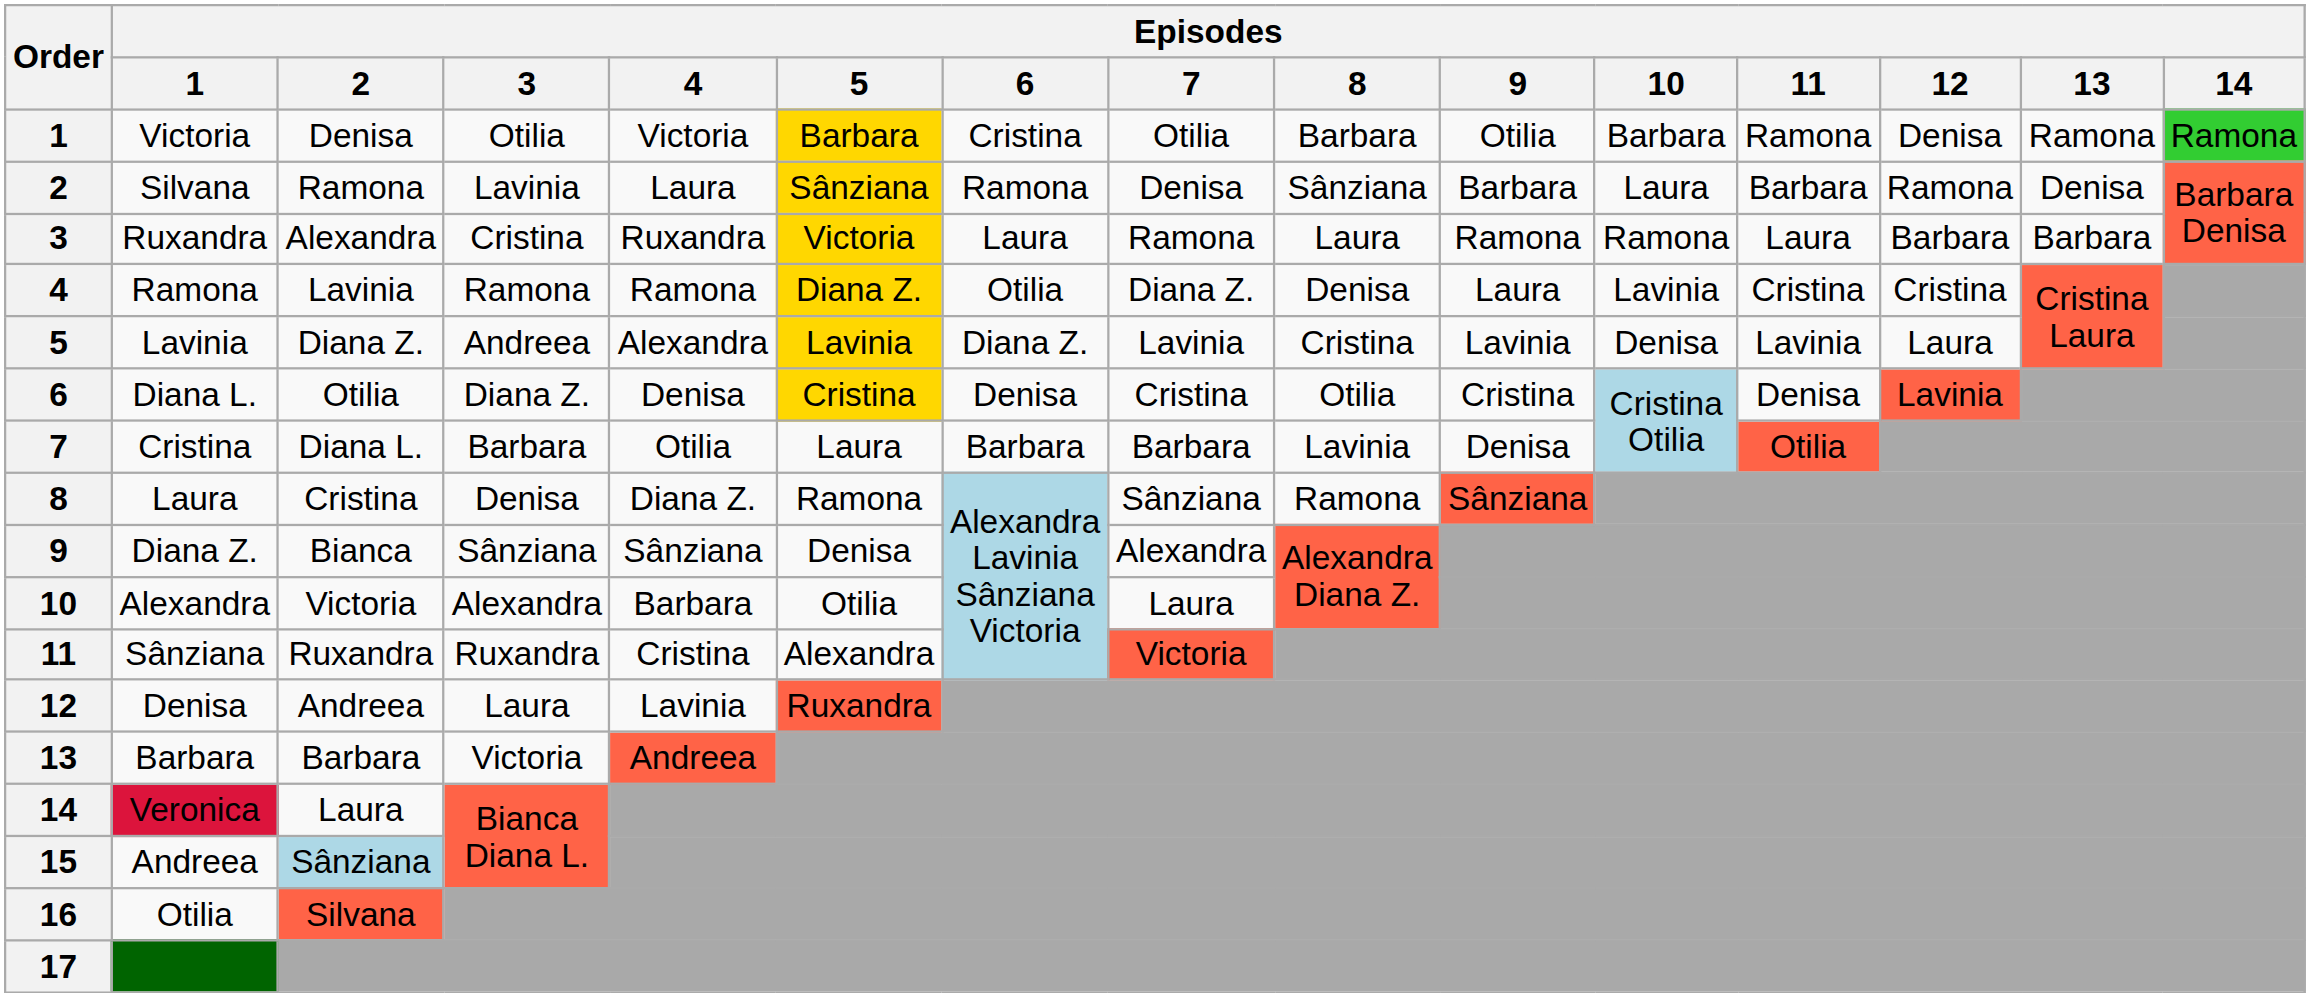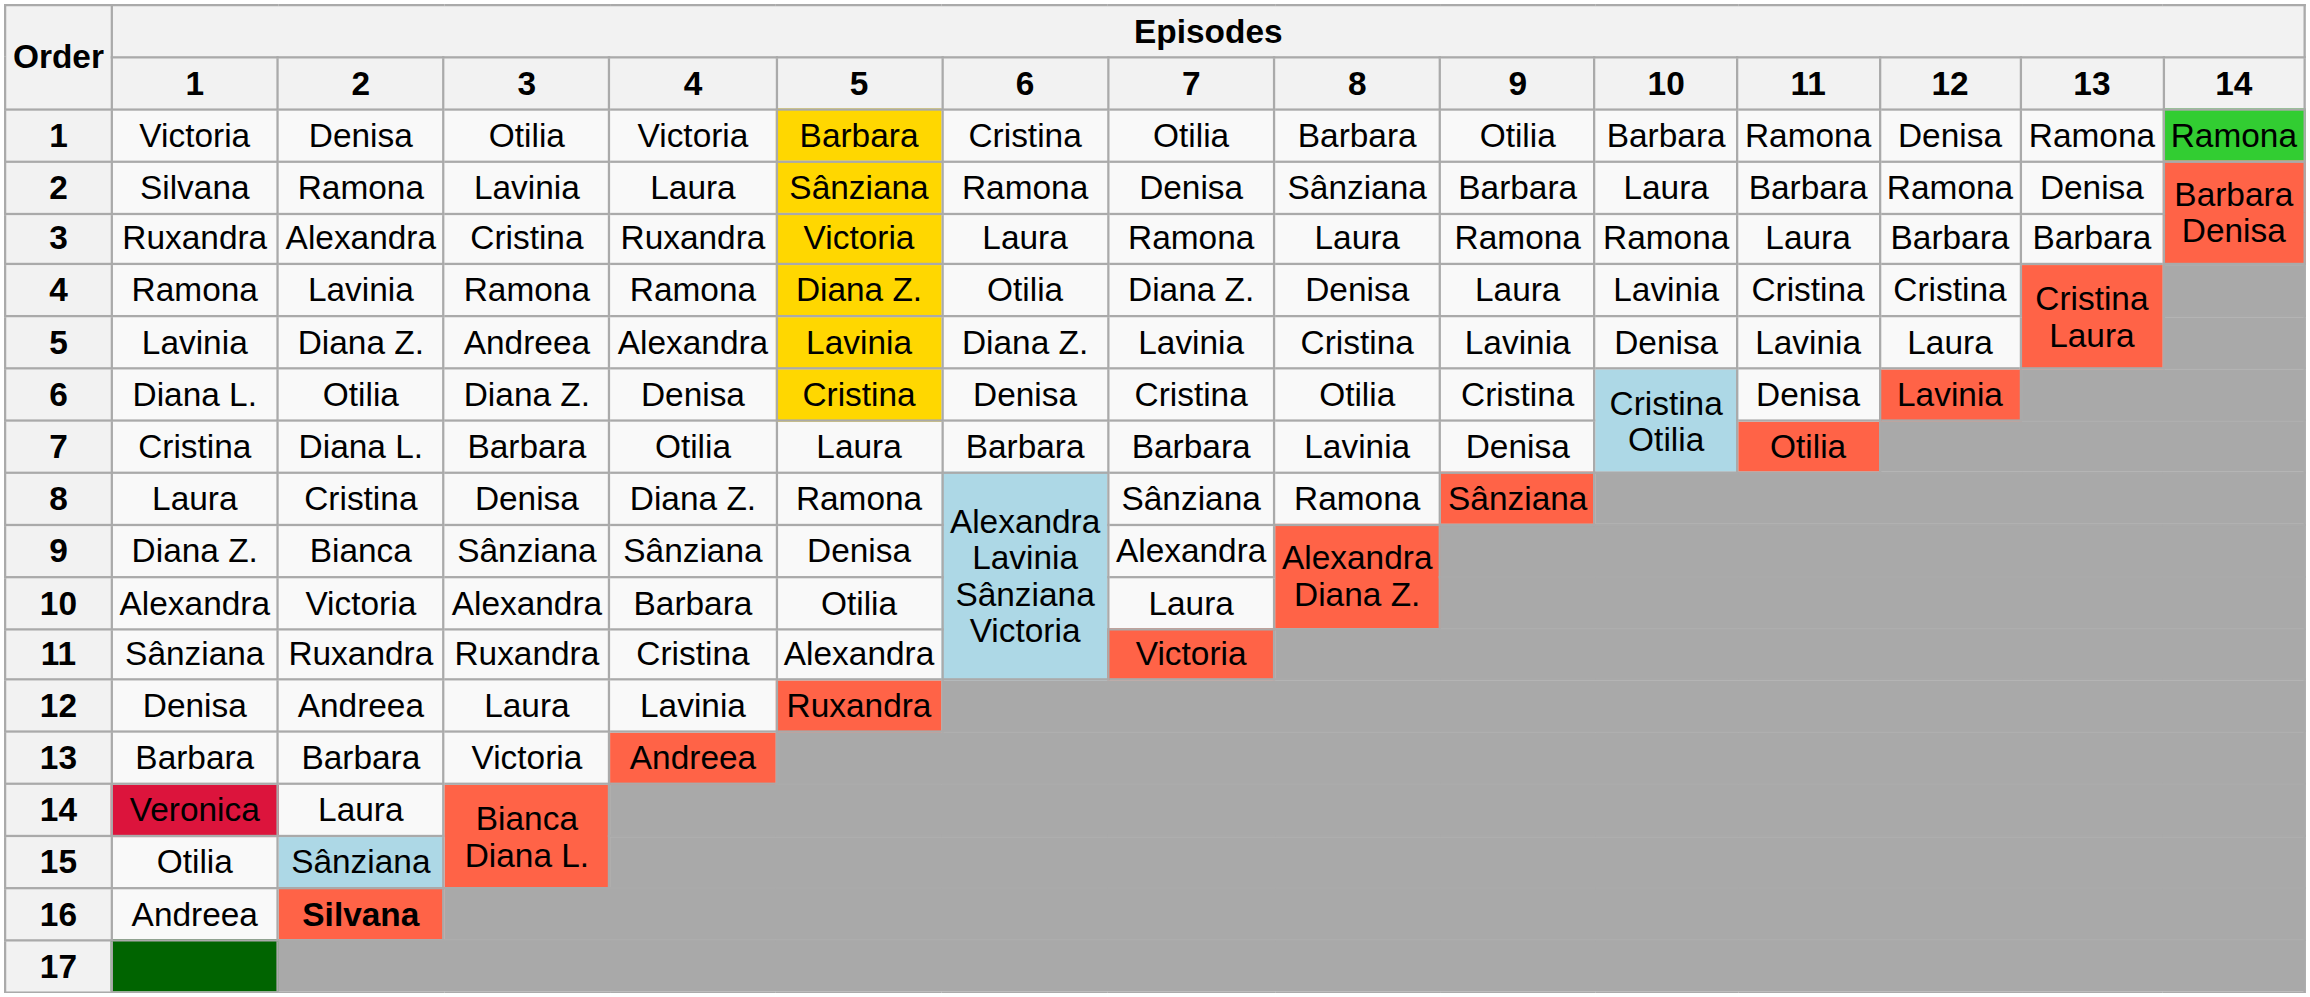(195, 862) Andreea -> (195, 862) Otilia
(195, 914) Otilia -> (195, 914) Andreea
(361, 914) normal -> (361, 914) bold
